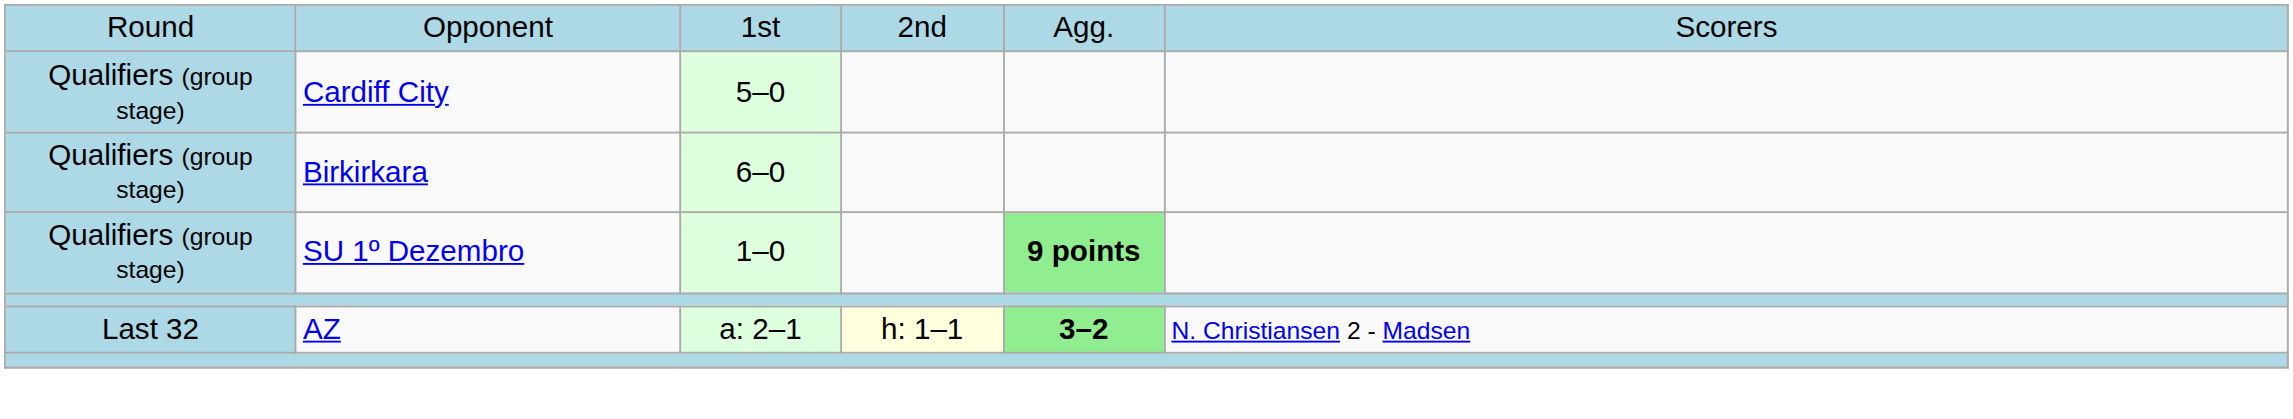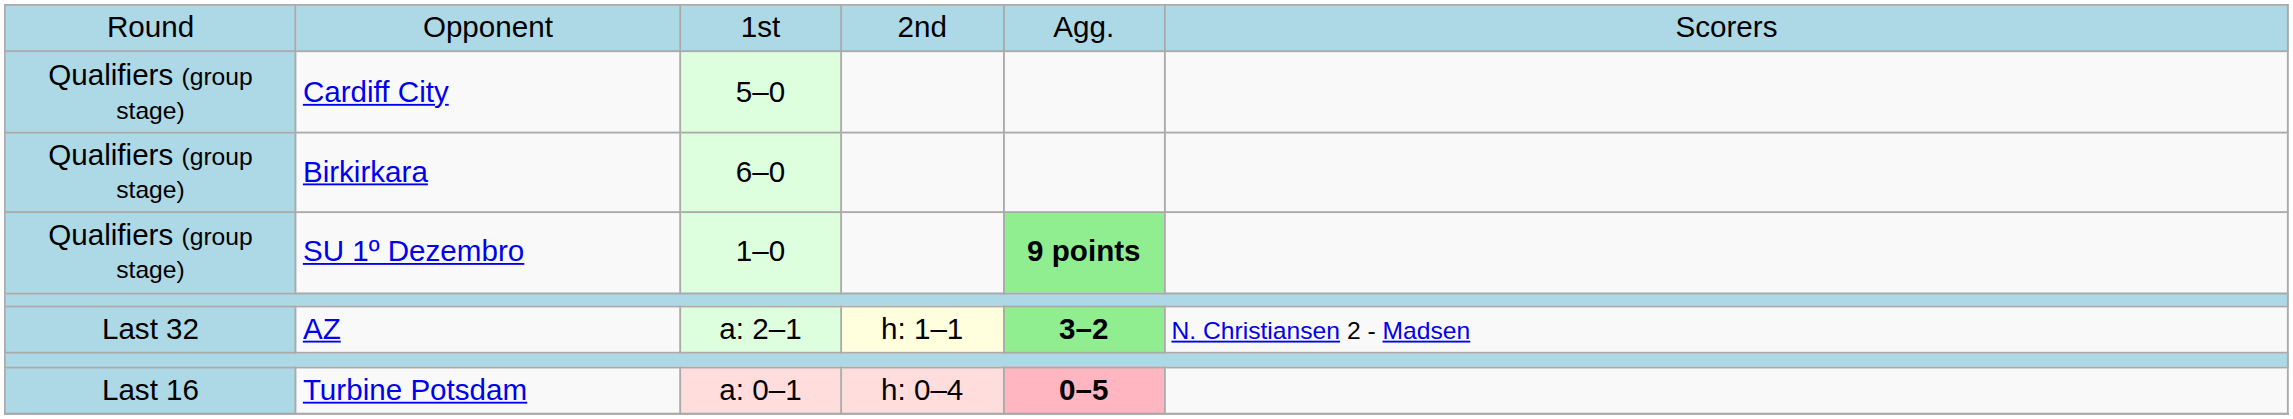+ row: (415, 389)
